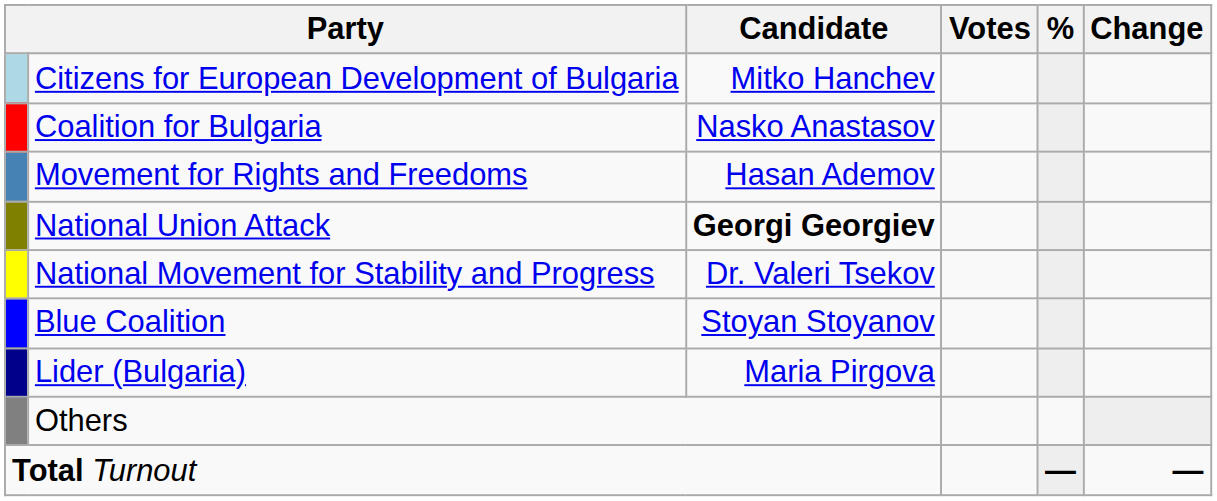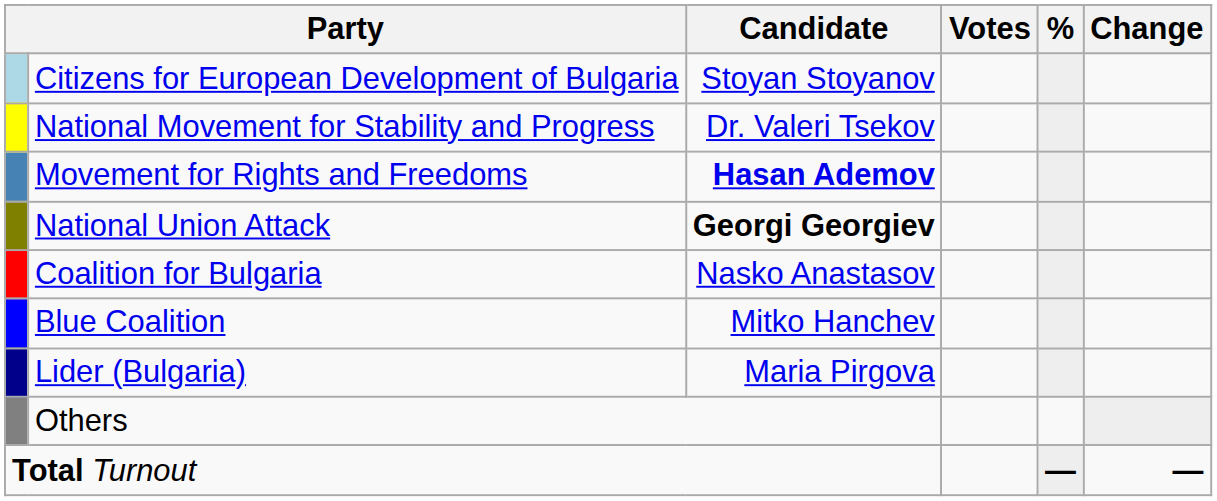(833, 77) Mitko Hanchev -> (818, 77) Stoyan Stoyanov
rows swapped: (178, 126) <-> (345, 273)
(830, 175) normal -> (824, 175) bold
(818, 322) Stoyan Stoyanov -> (833, 322) Mitko Hanchev
